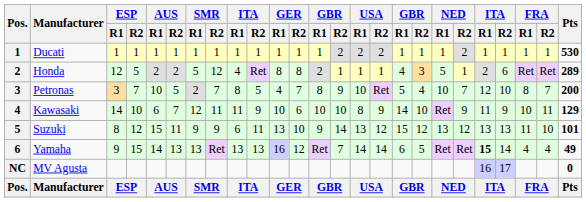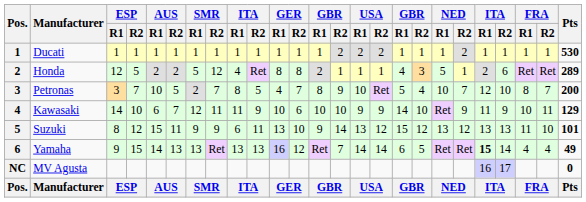(360, 110) 8 -> (360, 110) 9
